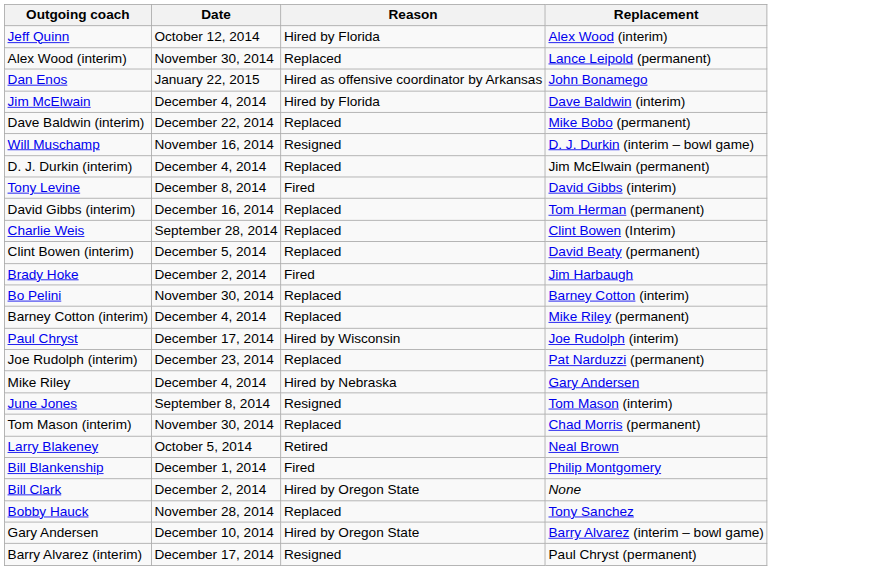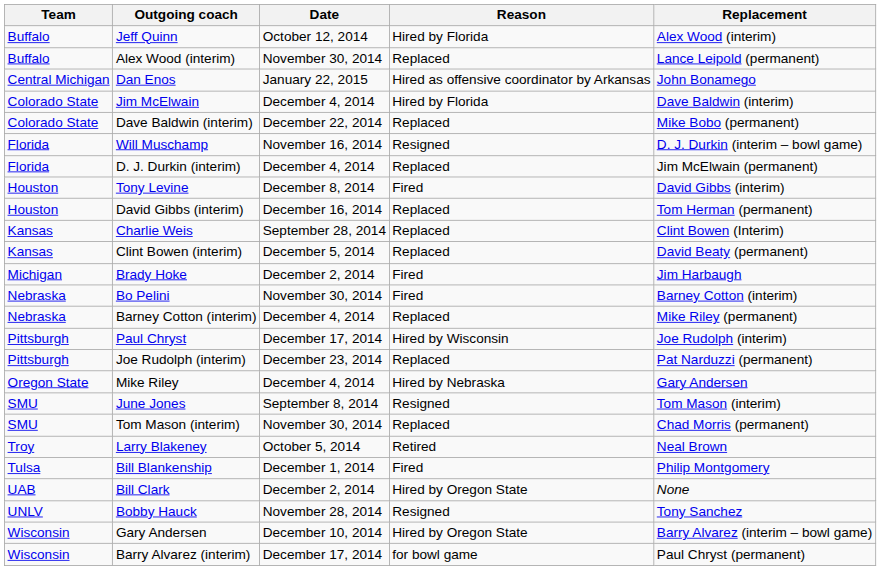+ column: (59, 15)
(313, 295) Replaced -> (408, 295) Fired
(313, 511) Replaced -> (421, 511) Resigned
(313, 554) Resigned -> (435, 554) for bowl game
